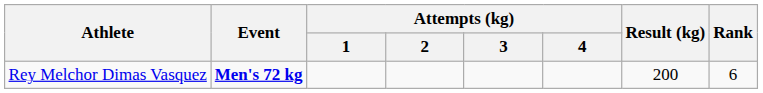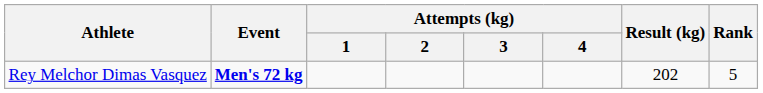(665, 74) 200 -> (665, 74) 202
(733, 74) 6 -> (733, 74) 5
